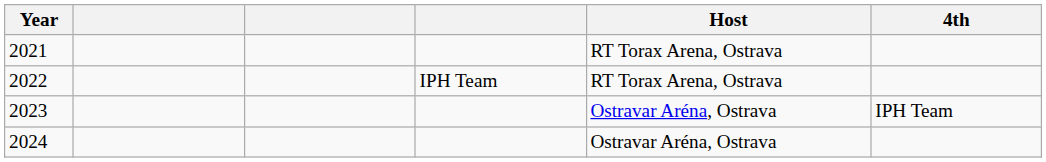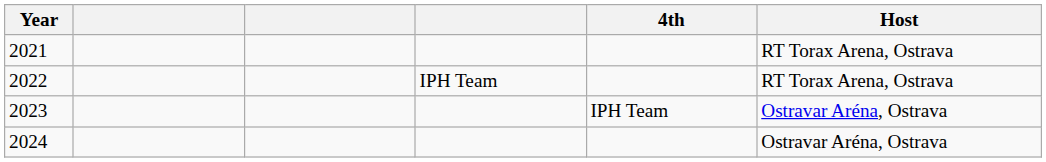columns swapped: (956, 19) <-> (728, 19)
